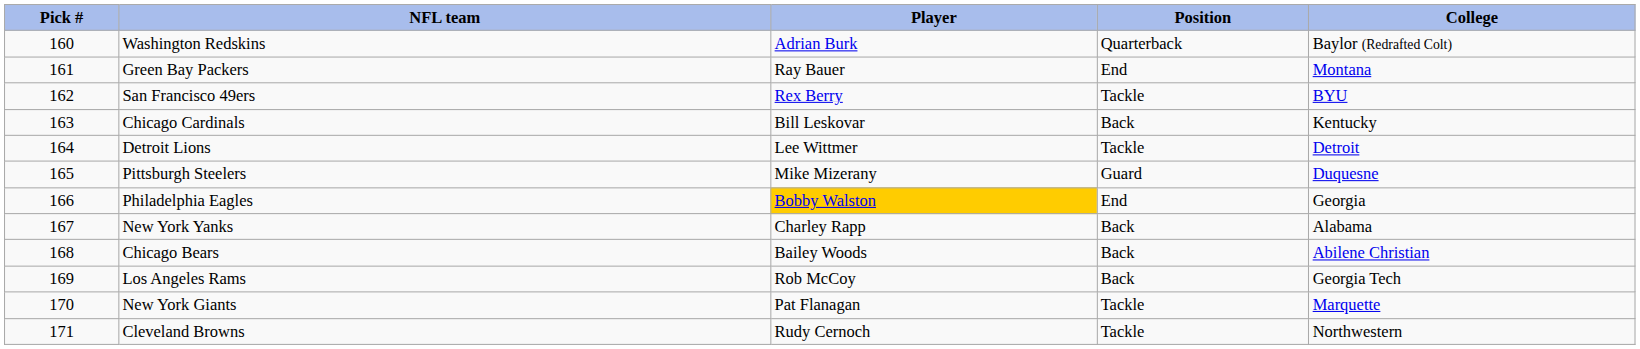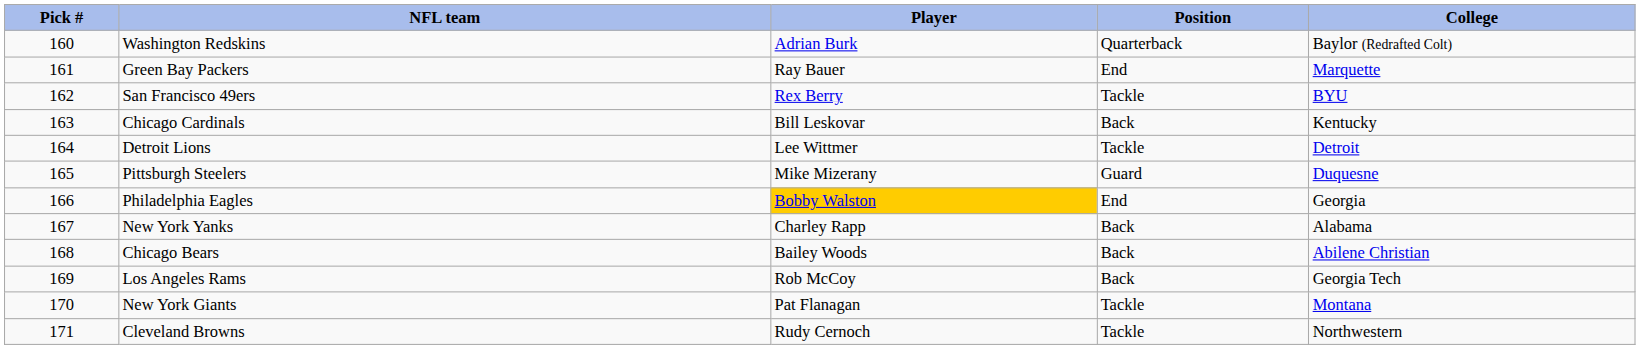(1342, 69) Montana -> (1347, 69) Marquette
(1347, 305) Marquette -> (1342, 305) Montana
